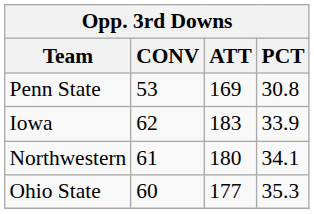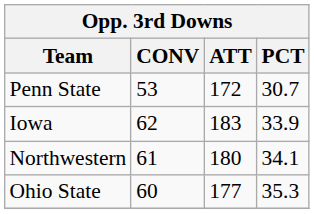(225, 89) 169 -> (225, 89) 172
(280, 89) 30.8 -> (280, 89) 30.7
